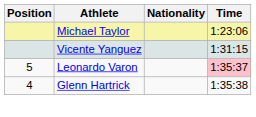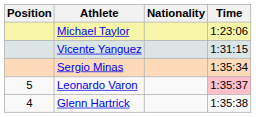+ row: (90, 67)
